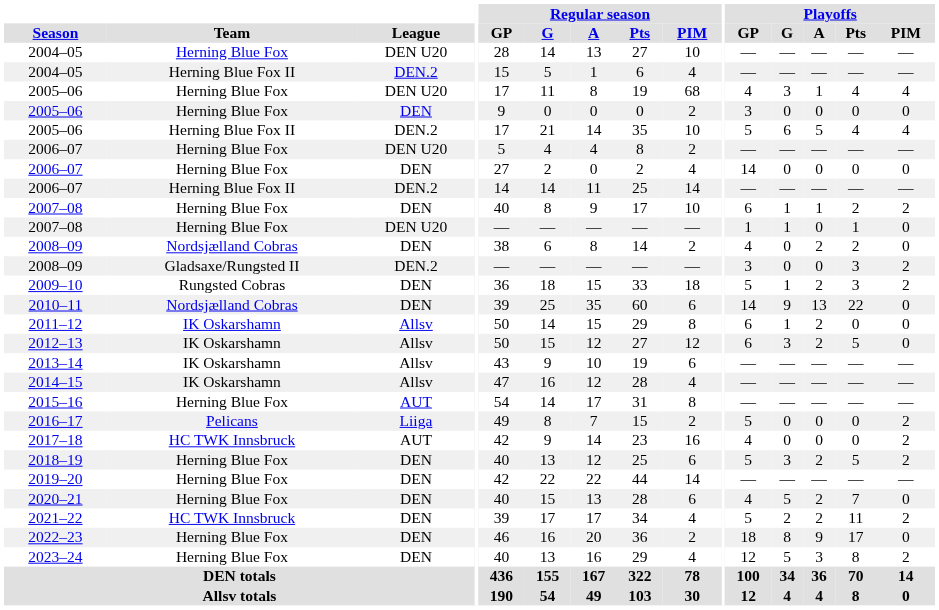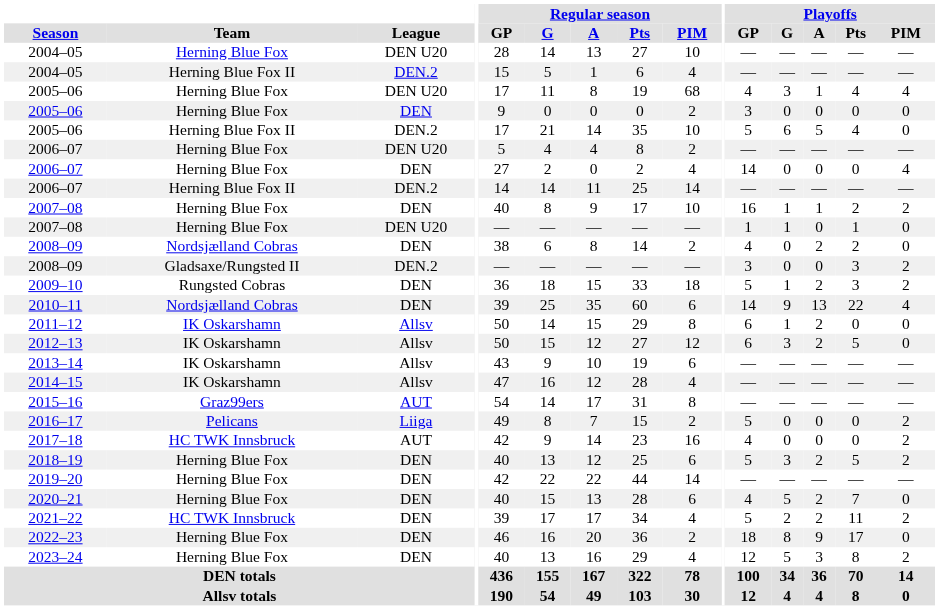(906, 130) 4 -> (906, 130) 0
(906, 168) 0 -> (906, 168) 4
(748, 207) 6 -> (748, 207) 16
(906, 304) 0 -> (906, 304) 4
(232, 401) Herning Blue Fox -> (232, 401) Graz99ers
